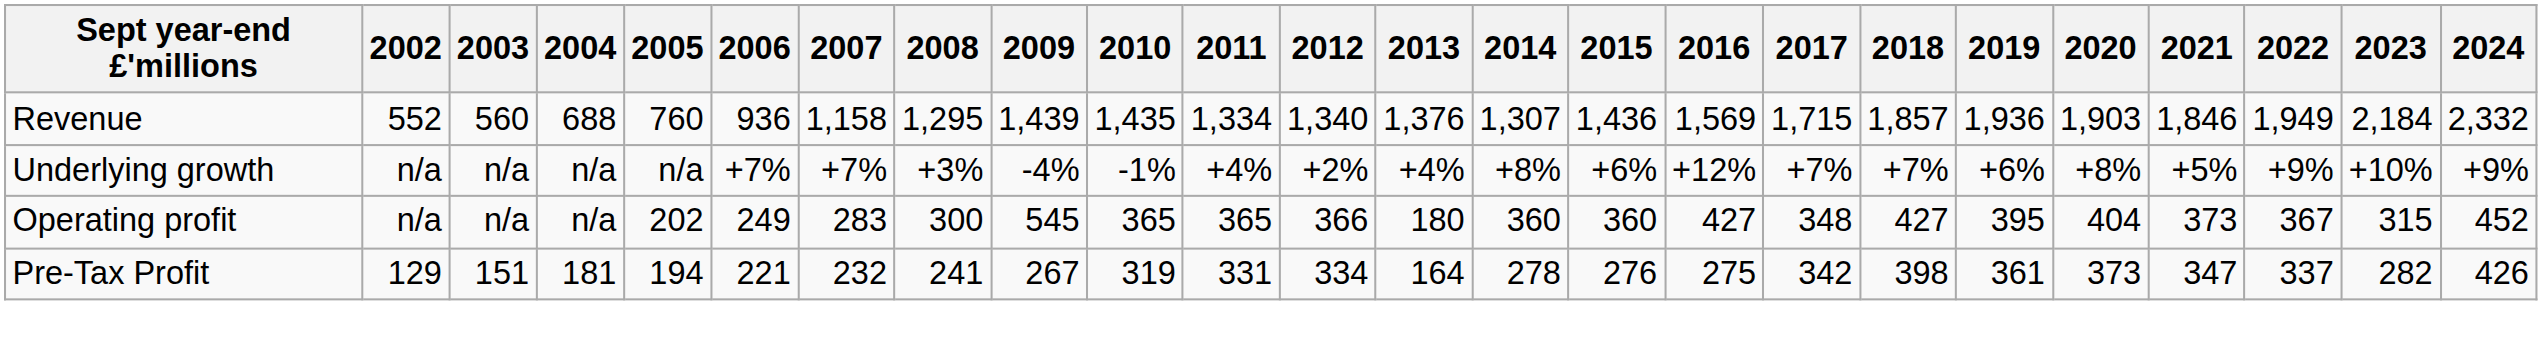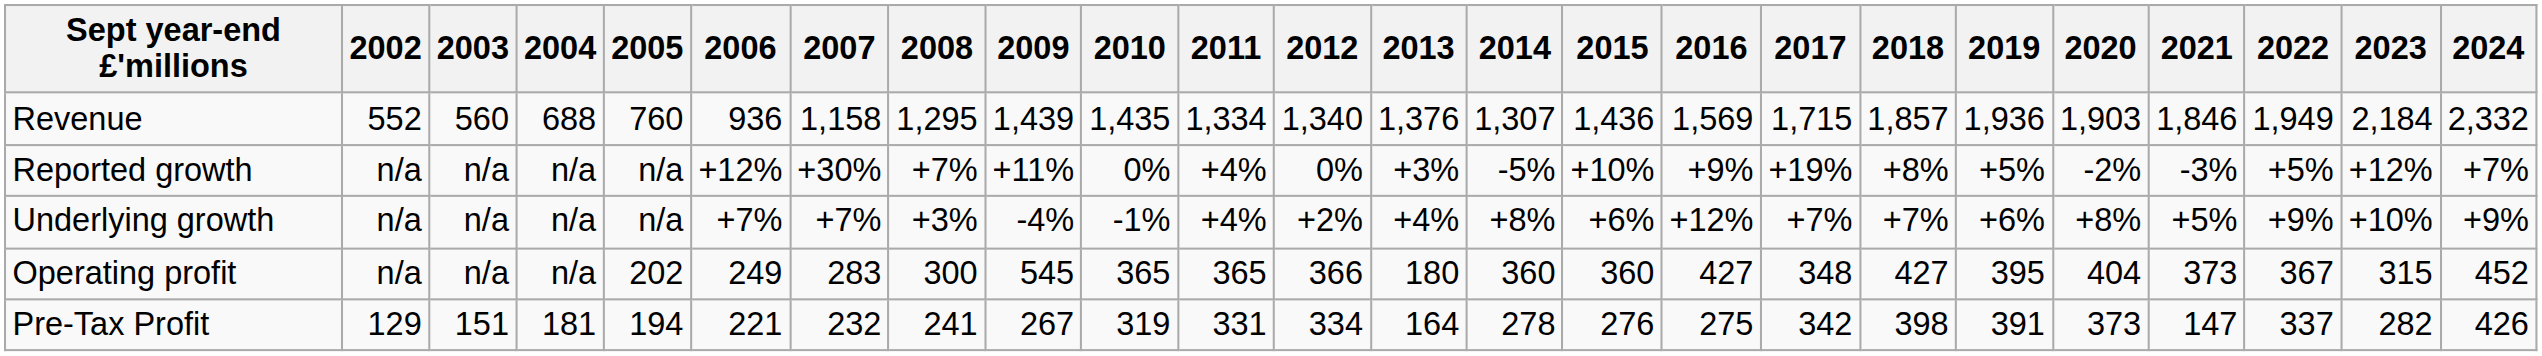+ row: (133, 169)
(2018, 272) 361 -> (2018, 324) 391
(2210, 272) 347 -> (2210, 324) 147
